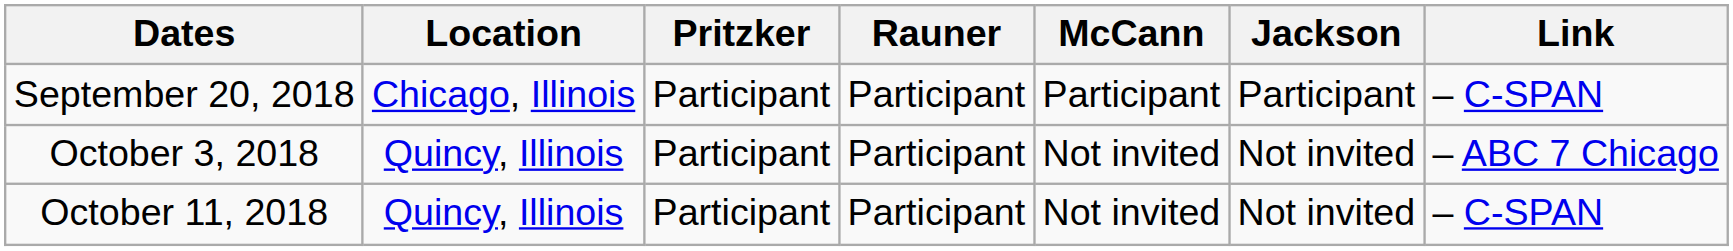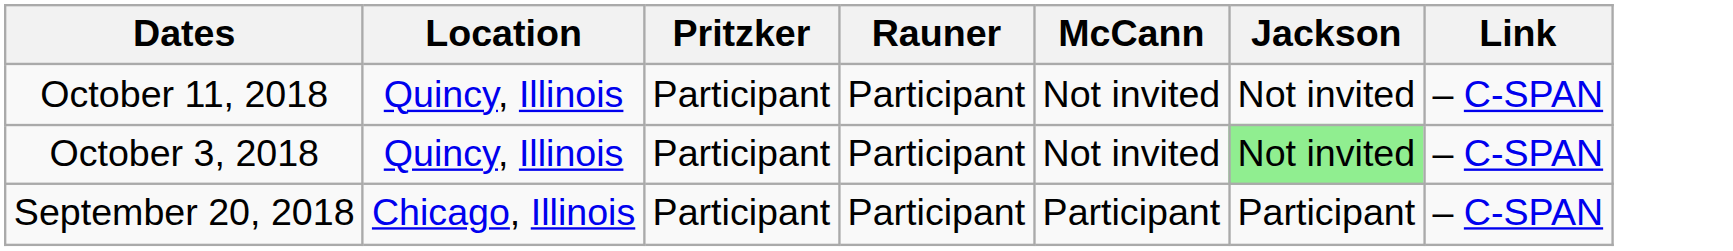rows swapped: (184, 93) <-> (184, 213)
(1326, 153) no background -> (1326, 153) lightgreen background
(1576, 153) – ABC 7 Chicago -> (1518, 153) – C-SPAN
